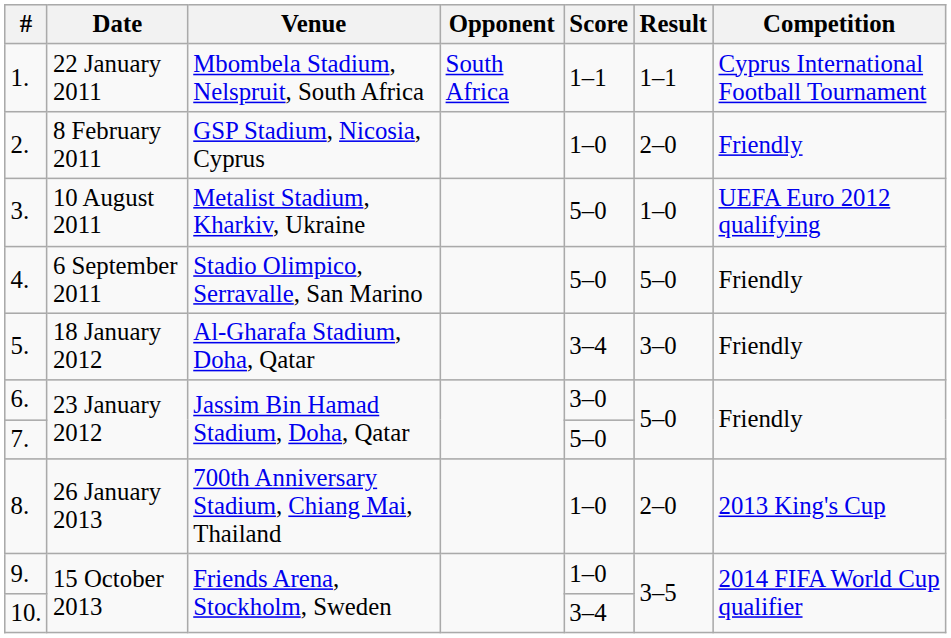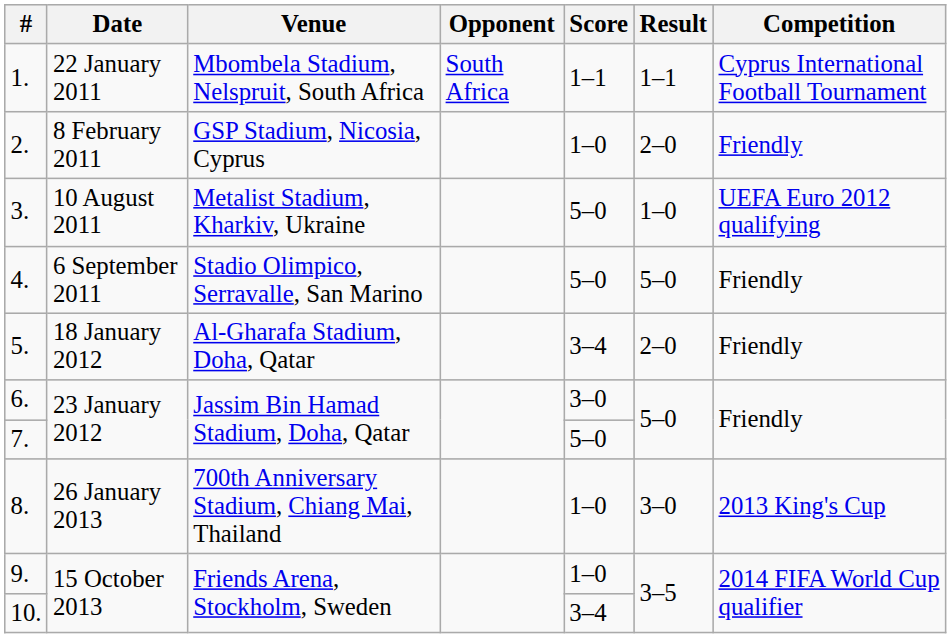(658, 346) 3–0 -> (658, 346) 2–0
(658, 506) 2–0 -> (658, 506) 3–0
